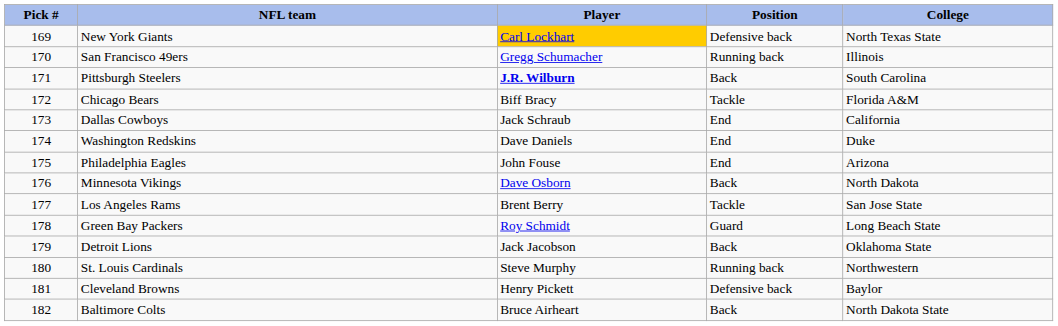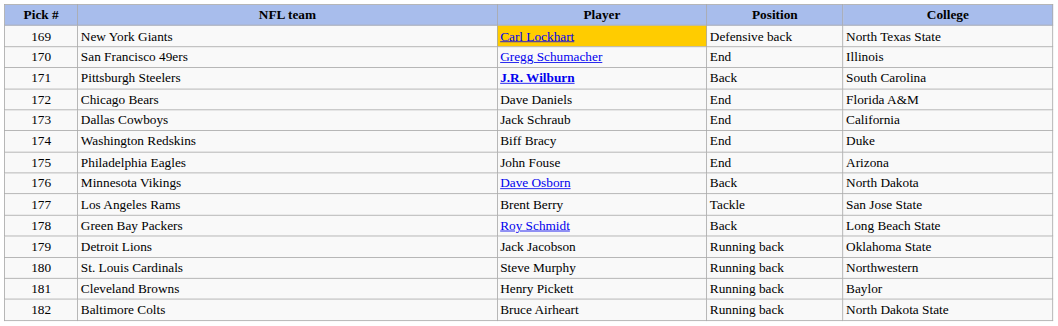(747, 57) Running back -> (721, 57) End
(528, 99) Biff Bracy -> (536, 99) Dave Daniels
(727, 99) Tackle -> (721, 99) End
(536, 141) Dave Daniels -> (528, 141) Biff Bracy
(726, 225) Guard -> (723, 225) Back
(723, 246) Back -> (747, 246) Running back
(751, 288) Defensive back -> (747, 288) Running back
(723, 309) Back -> (747, 309) Running back
